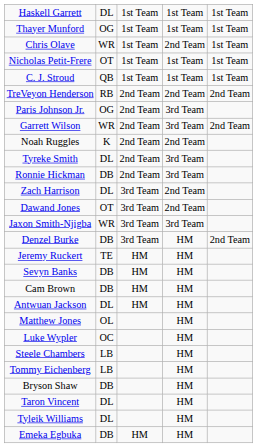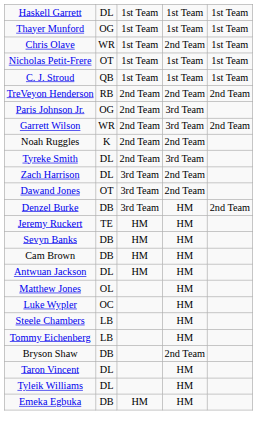- row: (50, 175)
- row: (50, 223)
(185, 386) HM -> (185, 353) 2nd Team
